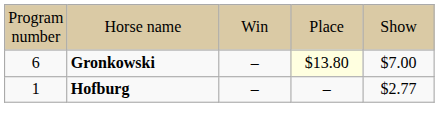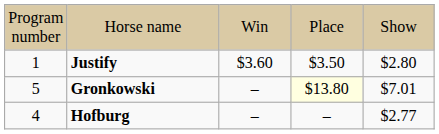+ row: (94, 63)
(36, 63) 6 -> (36, 89) 5
(399, 63) $7.00 -> (399, 89) $7.01
(36, 89) 1 -> (36, 116) 4
